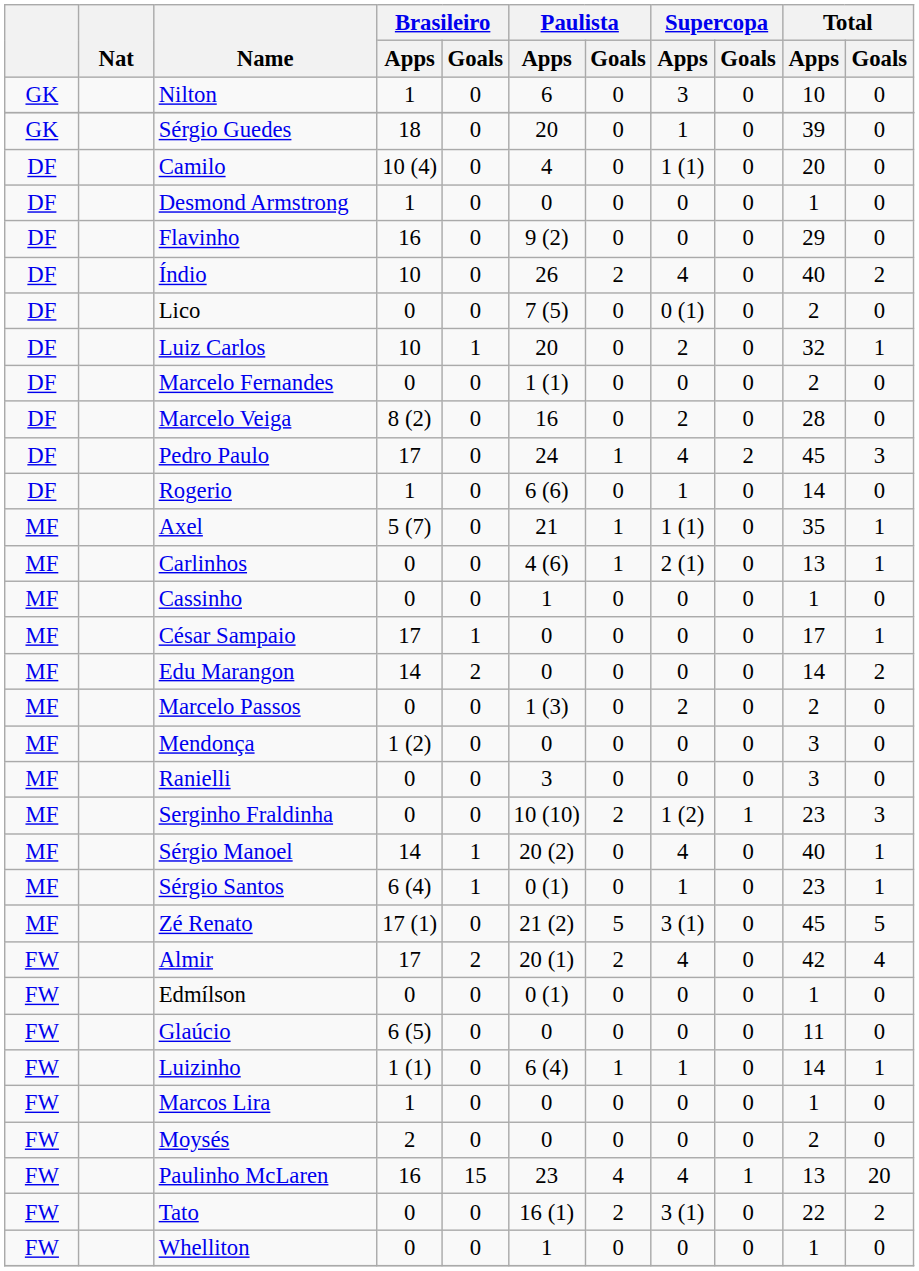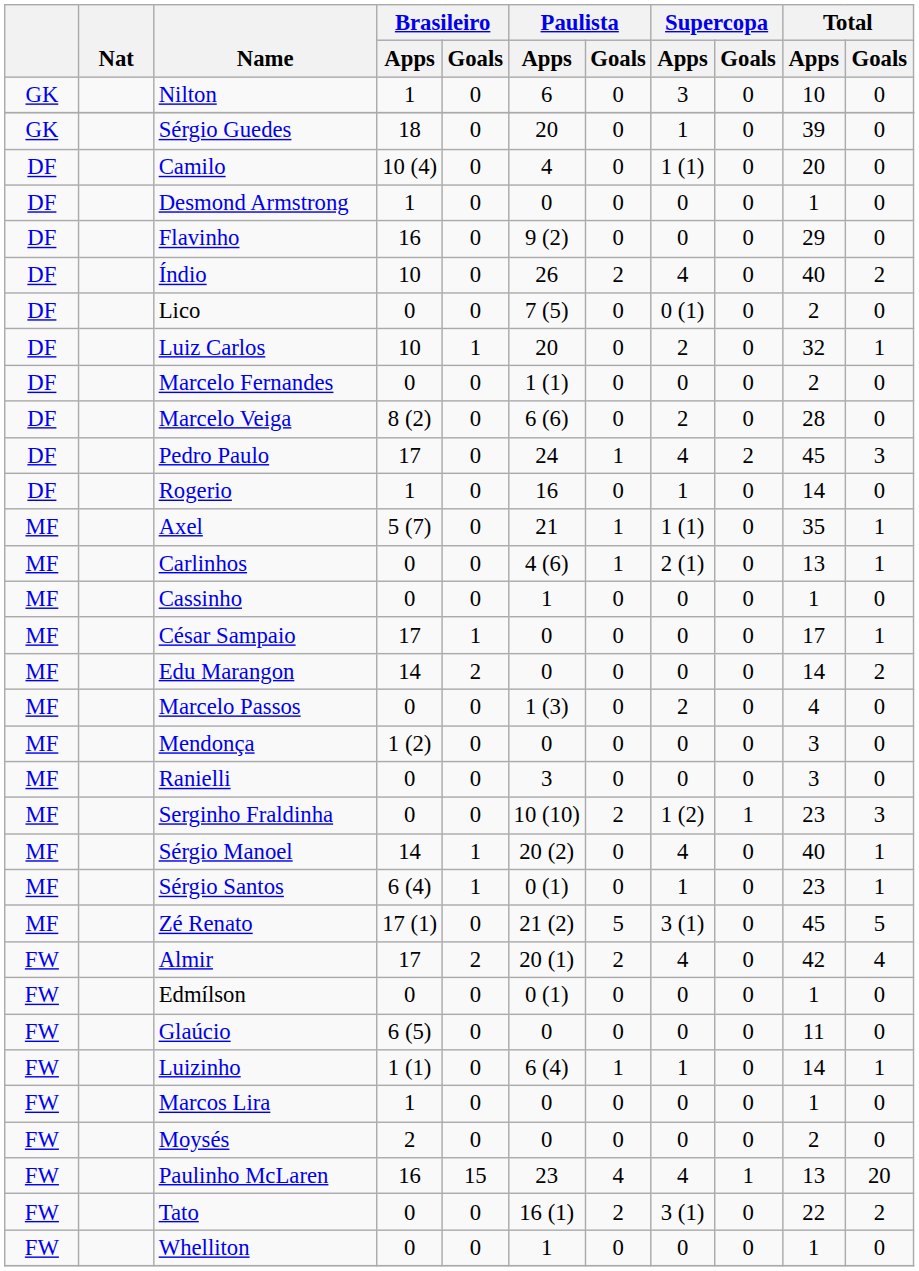(547, 418) 16 -> (547, 418) 6 (6)
(547, 490) 6 (6) -> (547, 490) 16
(814, 707) 2 -> (814, 707) 4
